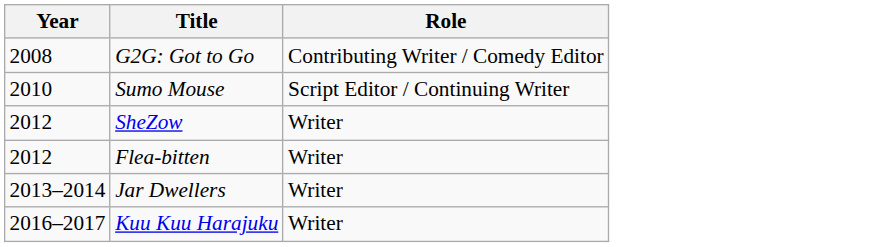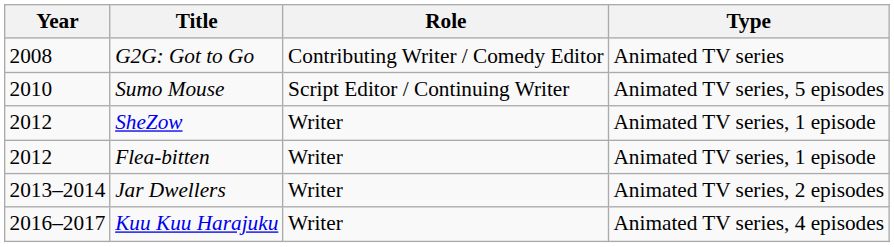+ column: (749, 21)
